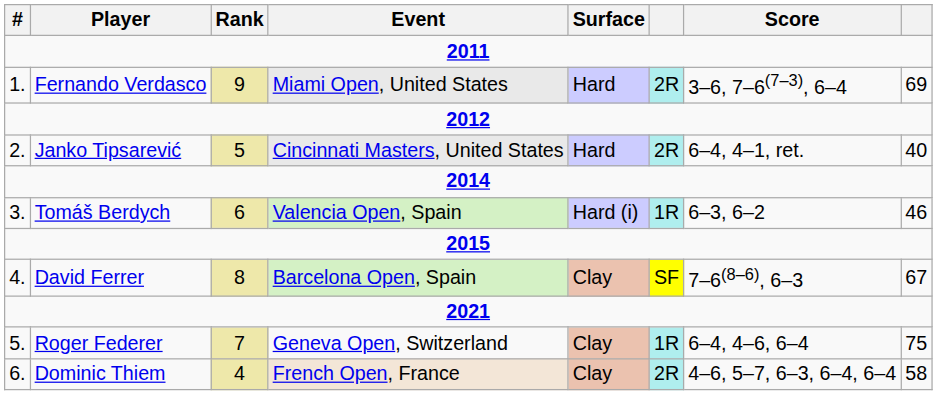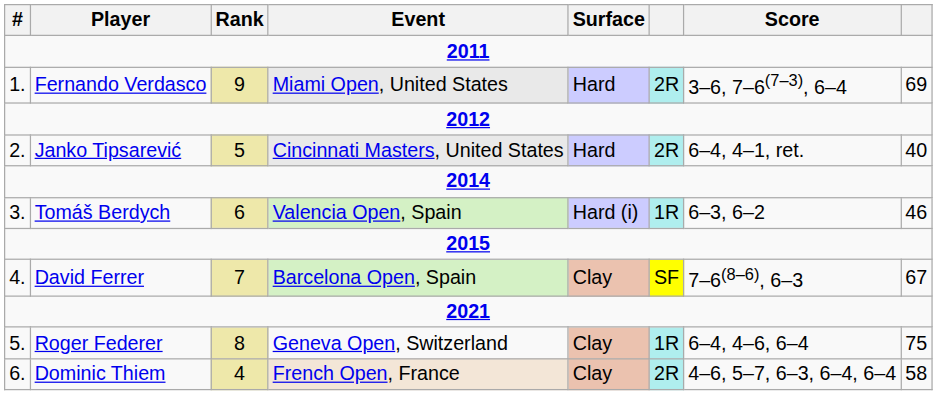(240, 277) 8 -> (240, 277) 7
(240, 342) 7 -> (240, 342) 8
